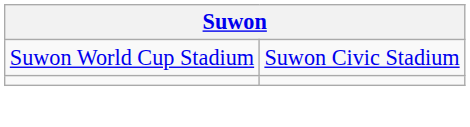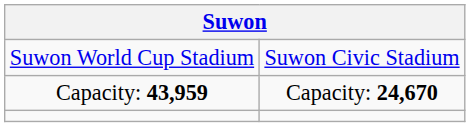+ row: (132, 92)
